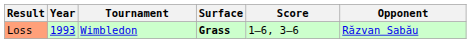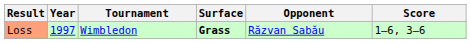columns swapped: (403, 13) <-> (293, 13)
(63, 30) 1993 -> (63, 30) 1997
